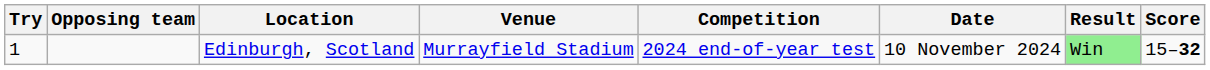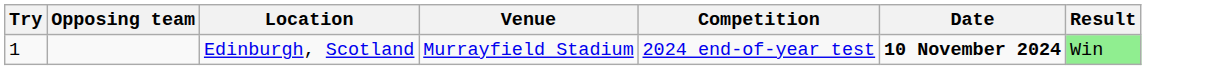- column: (1173, 20)
(973, 50) normal -> (973, 50) bold
